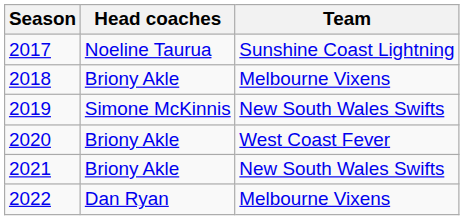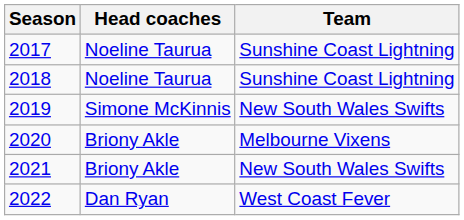(132, 79) Briony Akle -> (148, 79) Noeline Taurua
(315, 79) Melbourne Vixens -> (347, 79) Sunshine Coast Lightning
(315, 139) West Coast Fever -> (315, 139) Melbourne Vixens
(315, 199) Melbourne Vixens -> (315, 199) West Coast Fever
